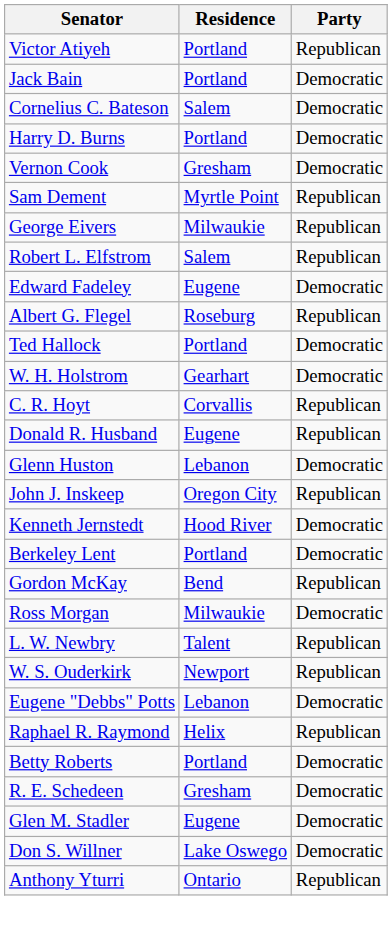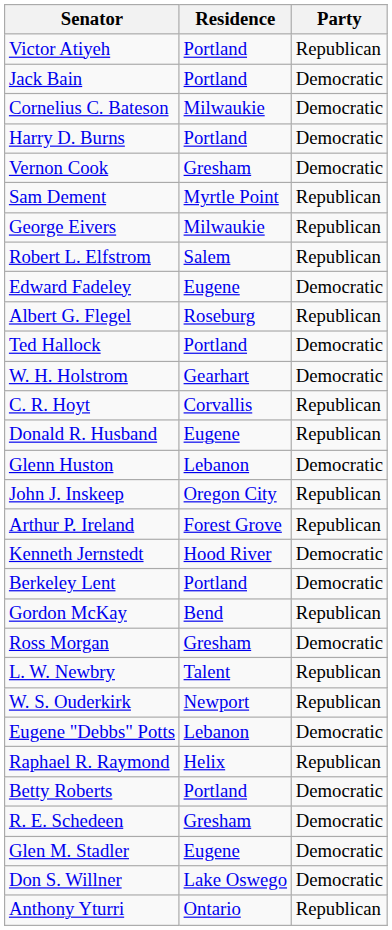(207, 108) Salem -> (224, 108) Milwaukie
+ row: (72, 524)
(224, 613) Milwaukie -> (217, 642) Gresham
